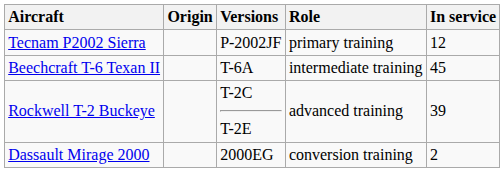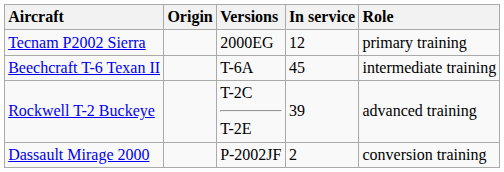columns swapped: (463, 17) <-> (304, 17)
(251, 42) P-2002JF -> (247, 42) 2000EG
(247, 154) 2000EG -> (251, 154) P-2002JF
